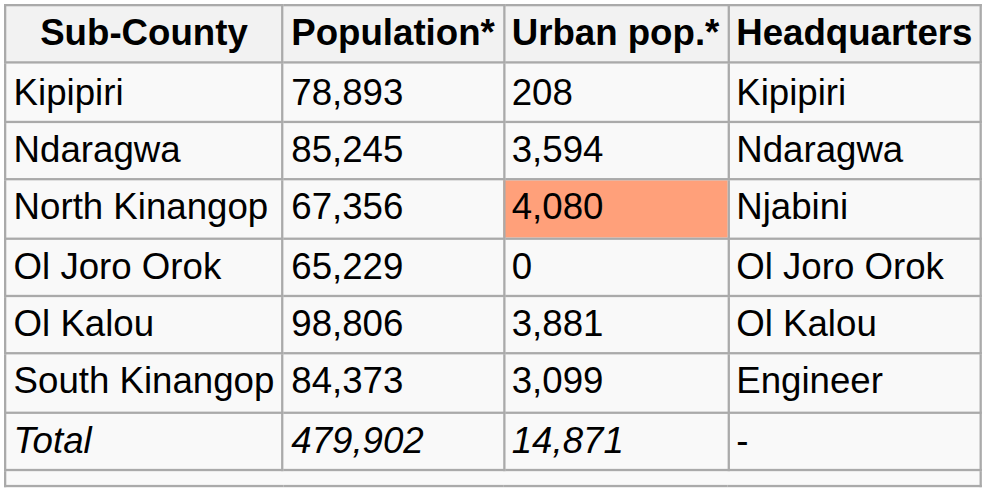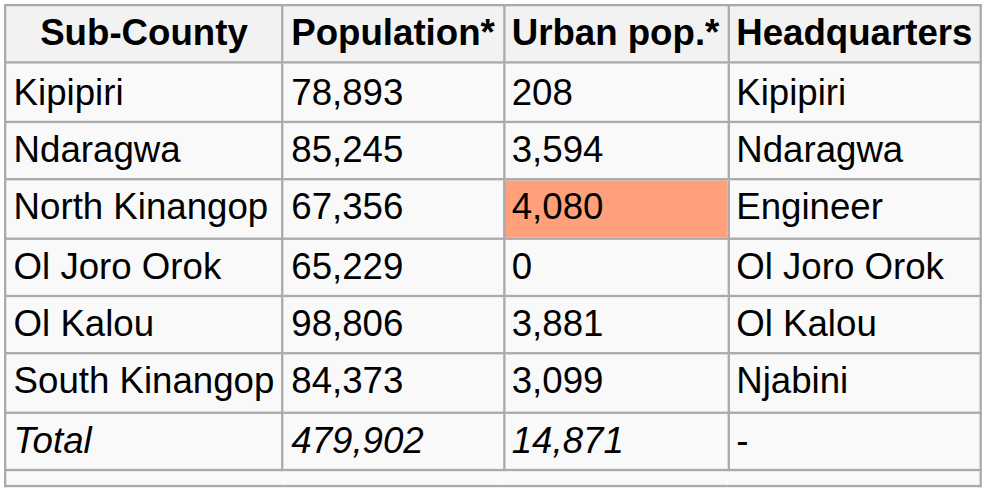(792, 207) Njabini -> (810, 207) Engineer
(810, 382) Engineer -> (792, 382) Njabini
